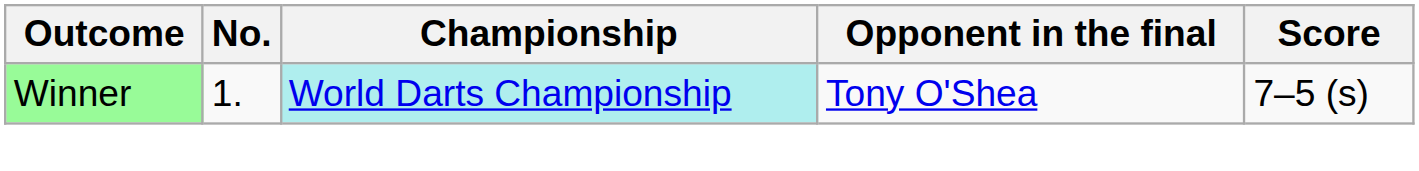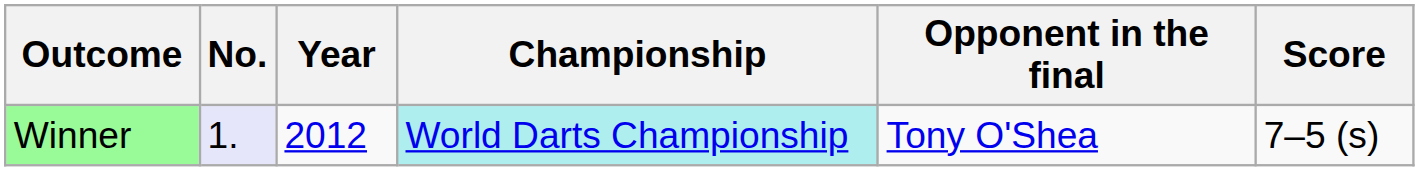+ column: (336, 54)
(227, 92) no background -> (223, 134) lavender background
